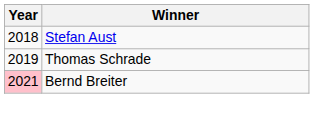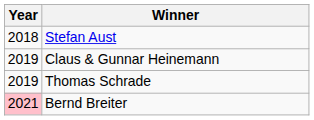+ row: (132, 59)
